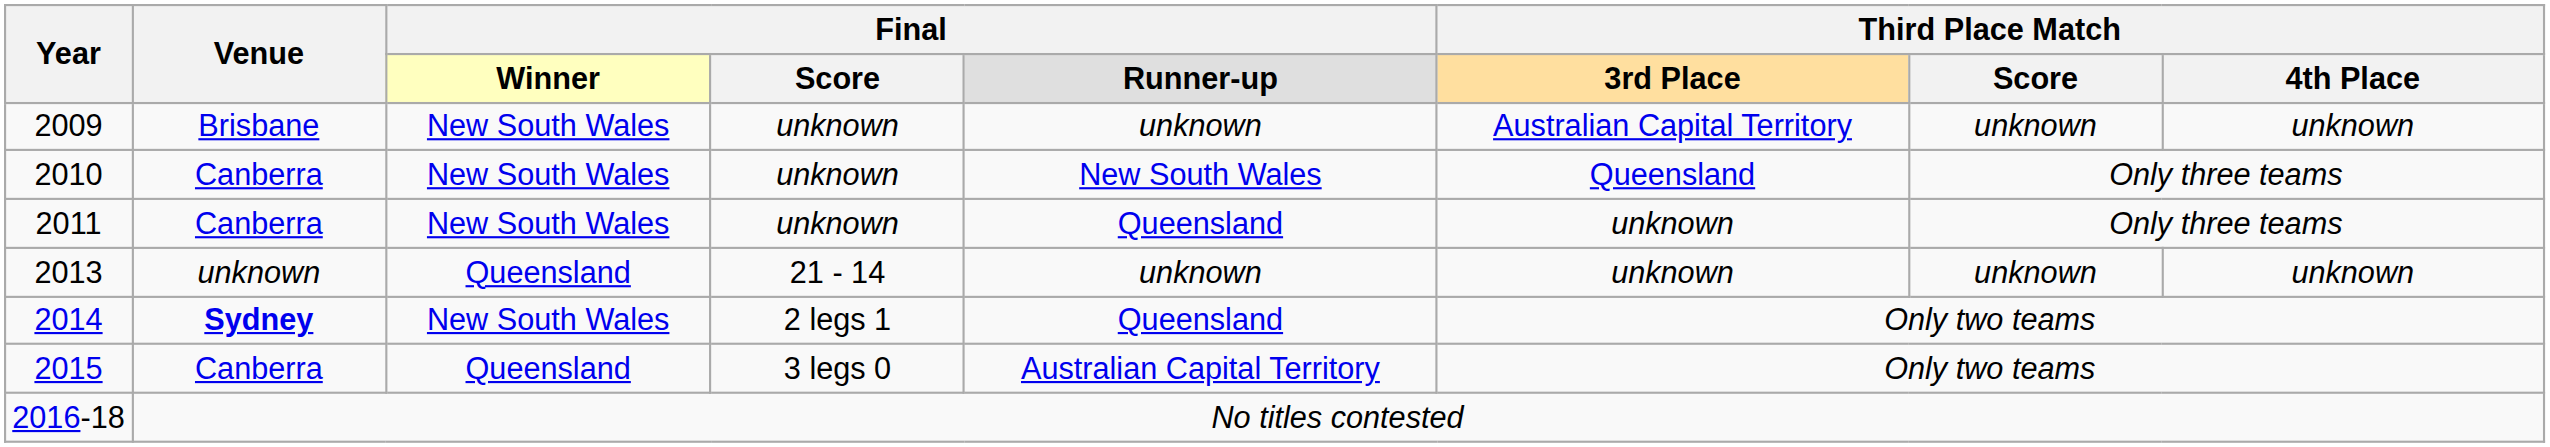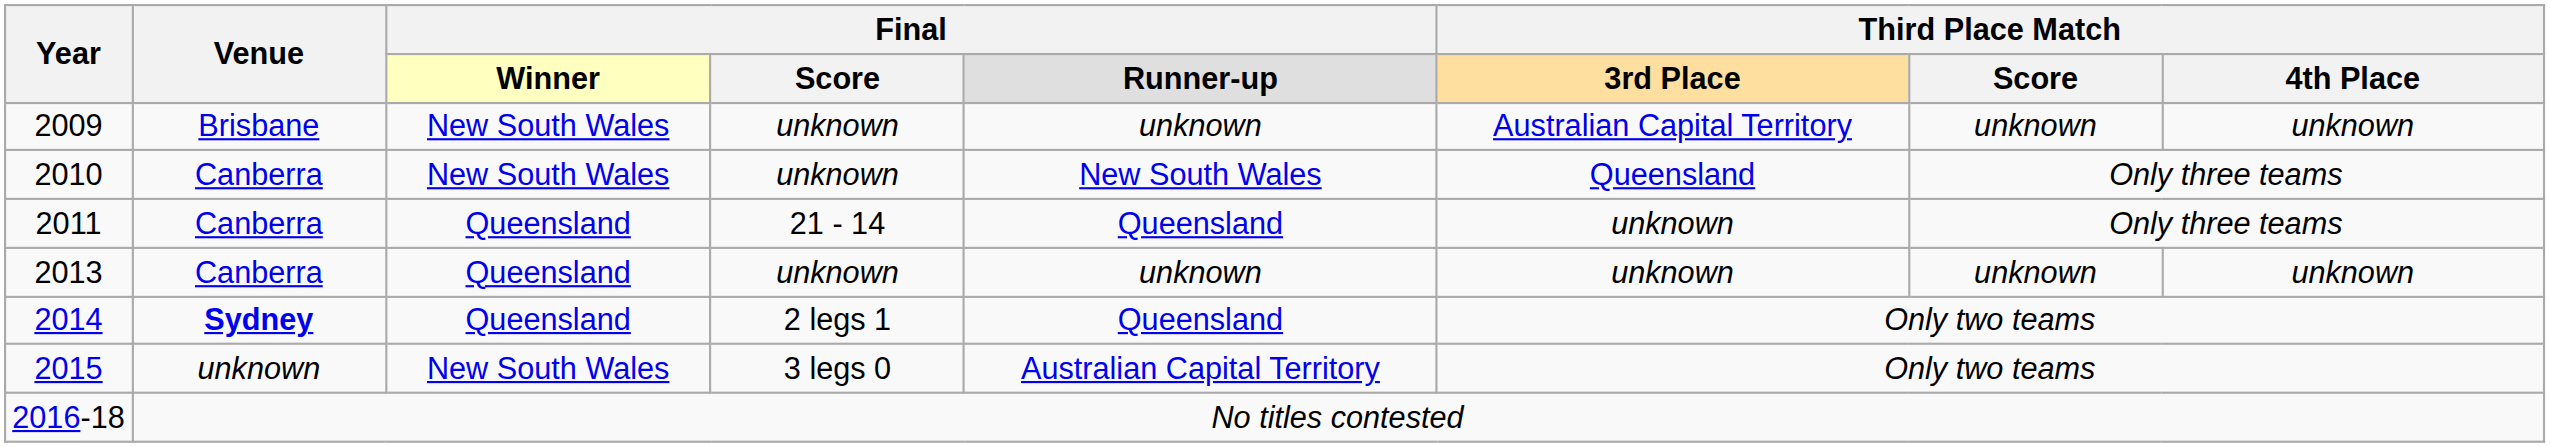(548, 224) New South Wales -> (548, 224) Queensland
(837, 224) unknown -> (837, 224) 21 - 14
(259, 272) unknown -> (259, 272) Canberra
(837, 272) 21 - 14 -> (837, 272) unknown
(548, 320) New South Wales -> (548, 320) Queensland
(259, 369) Canberra -> (259, 369) unknown
(548, 369) Queensland -> (548, 369) New South Wales
